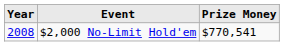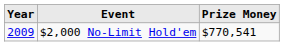(21, 32) 2008 -> (21, 32) 2009
